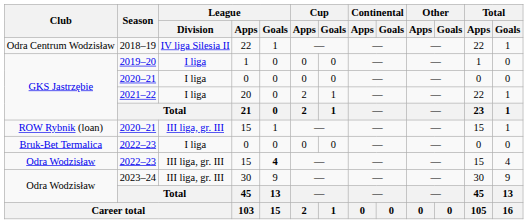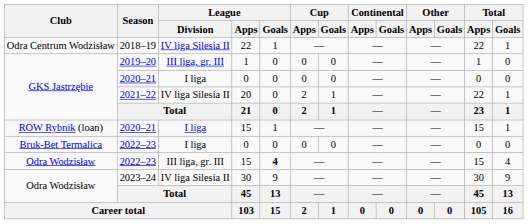(195, 62) I liga -> (195, 62) III liga, gr. III
(195, 95) I liga -> (195, 95) IV liga Silesia II
(195, 128) III liga, gr. III -> (195, 128) I liga
(195, 177) III liga, gr. III -> (195, 177) IV liga Silesia II
